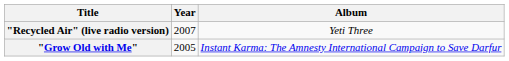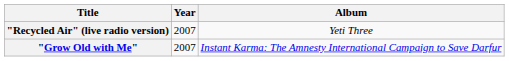(185, 47) 2005 -> (185, 47) 2007
